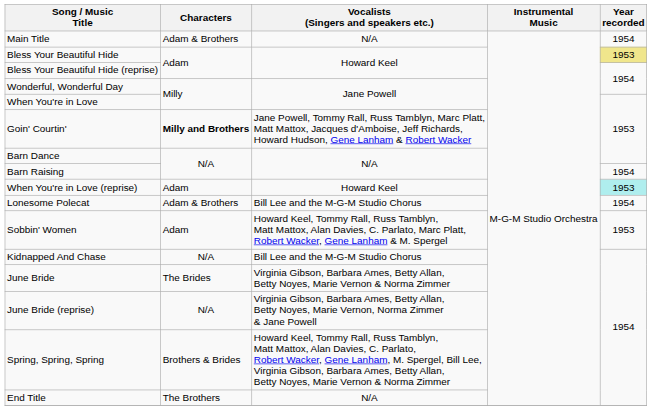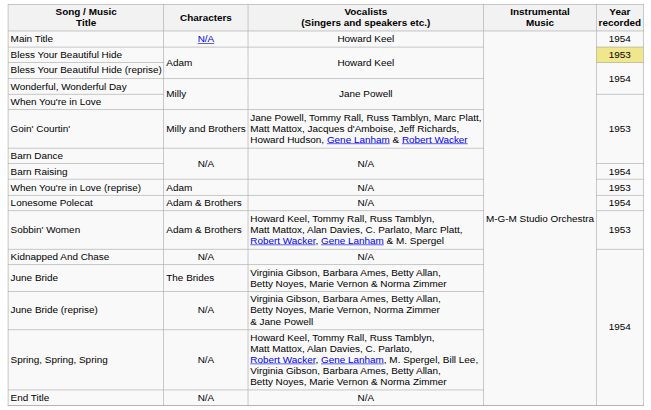(200, 39) Adam & Brothers -> (206, 39) N/A
(369, 39) N/A -> (366, 39) Howard Keel
(206, 129) bold -> (206, 129) normal
(369, 187) Howard Keel -> (366, 187) N/A
(623, 187) paleturquoise background -> (620, 187) no background
(338, 203) Bill Lee and the M-G-M Studio Chorus -> (366, 203) N/A
(176, 230) Adam -> (204, 230) Adam & Brothers
(338, 256) Bill Lee and the M-G-M Studio Chorus -> (366, 256) N/A
(202, 359) Brothers & Brides -> (206, 359) N/A
(191, 398) The Brothers -> (206, 398) N/A
